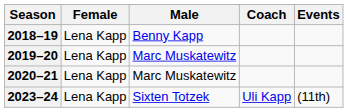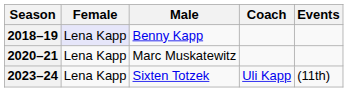(95, 35) no background -> (95, 35) lavender background
- row: (33, 55)
